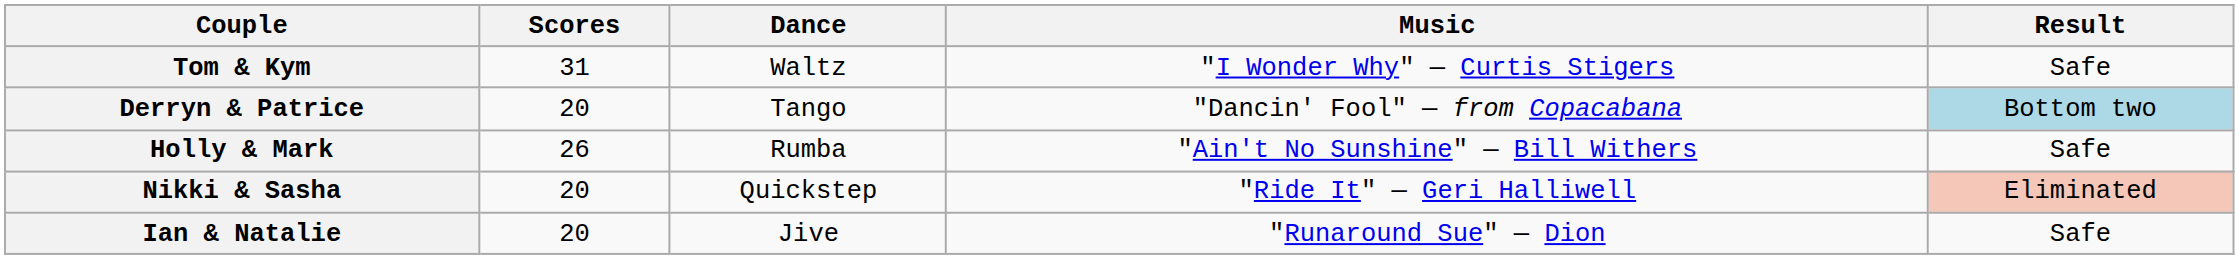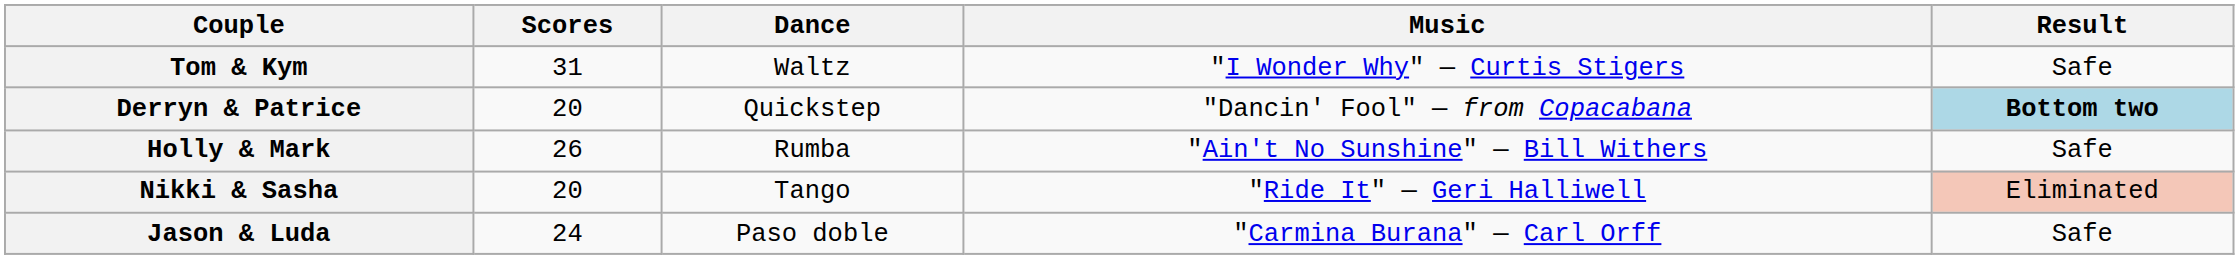(808, 109) Tango -> (812, 109) Quickstep
(2080, 109) normal -> (2082, 109) bold
(808, 192) Quickstep -> (812, 192) Tango
- row: (242, 233)
+ row: (239, 233)
